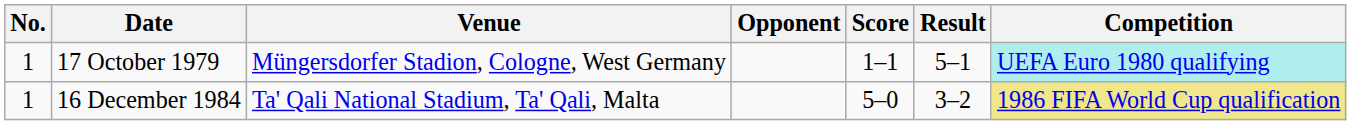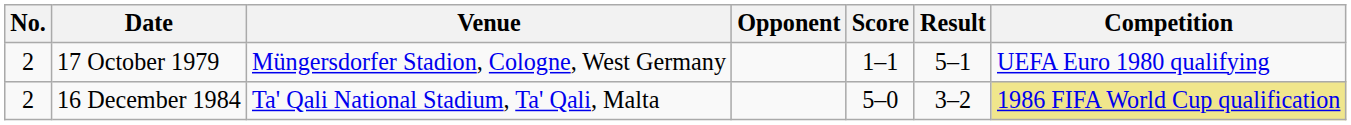(28, 61) 1 -> (28, 61) 2
(1133, 61) paleturquoise background -> (1133, 61) no background
(28, 100) 1 -> (28, 100) 2
